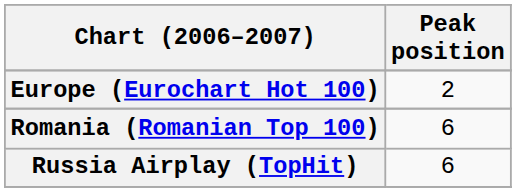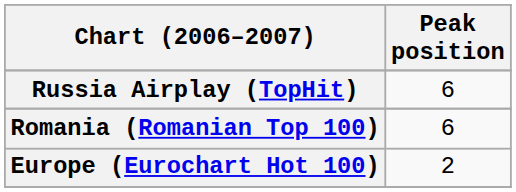rows swapped: (195, 90) <-> (195, 167)
